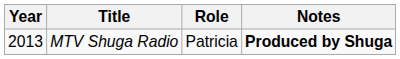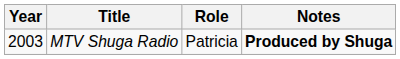(26, 41) 2013 -> (26, 41) 2003
